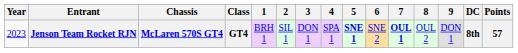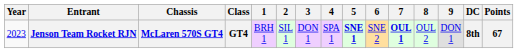(497, 33) 57 -> (497, 33) 67
